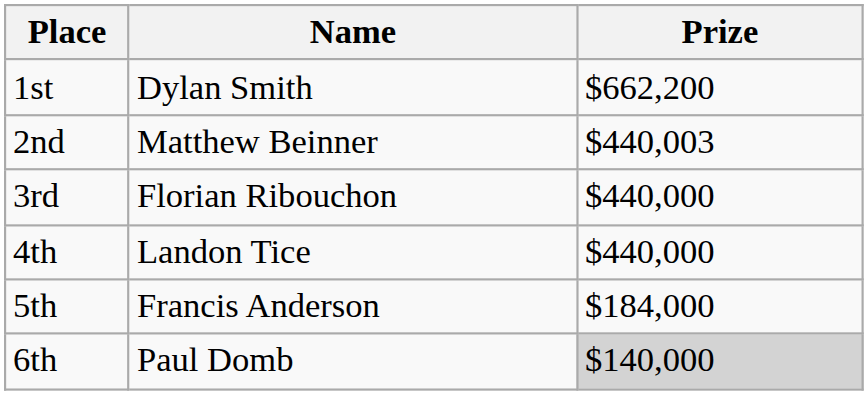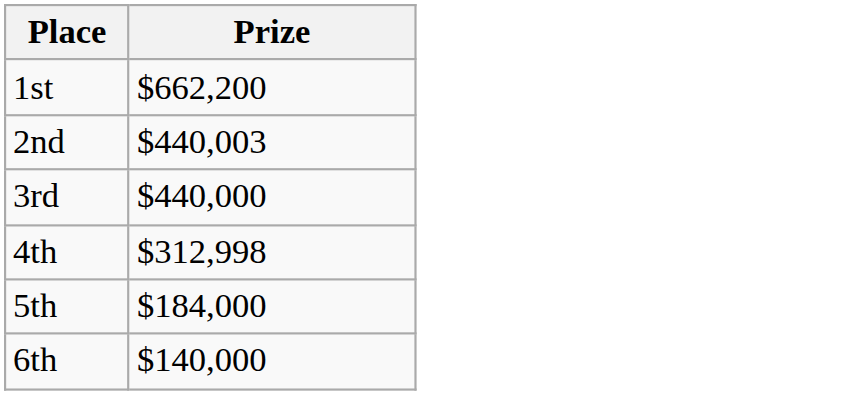- column: (353, 31)
(650, 251) $440,000 -> (202, 251) $312,998
(650, 360) lightgrey background -> (202, 360) no background
